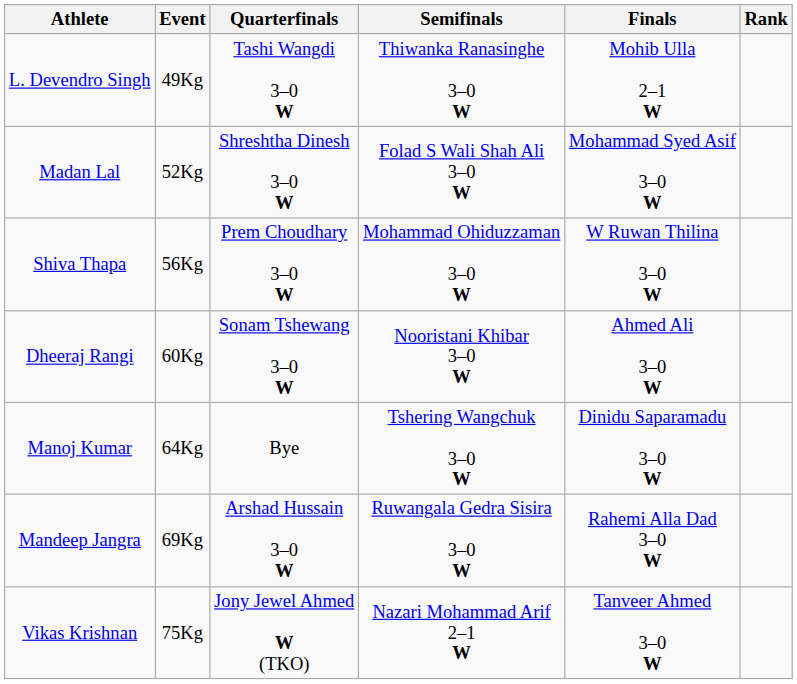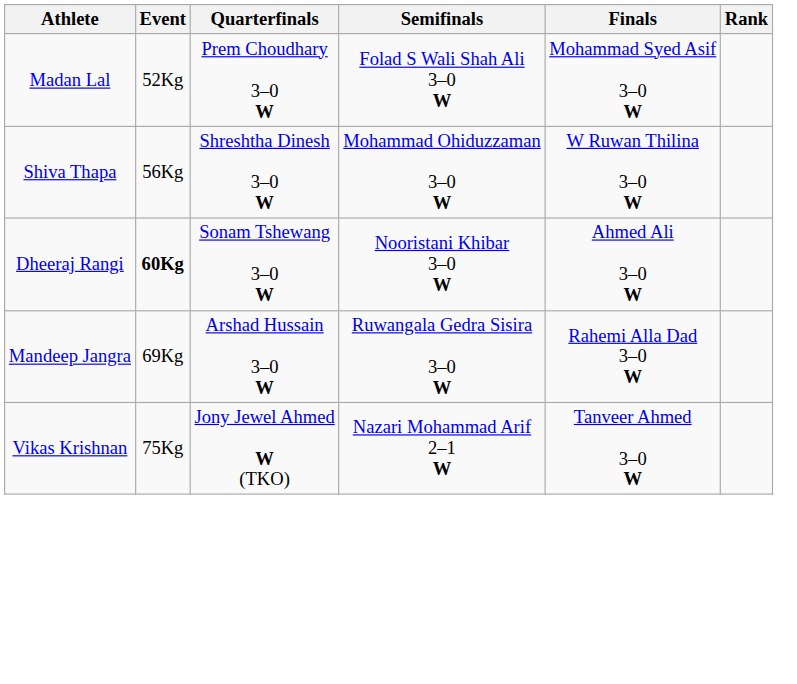- row: (80, 79)
(284, 172) Shreshtha Dinesh 3–0 W -> (265, 79) Prem Choudhary 3–0 W
(284, 264) Prem Choudhary 3–0 W -> (265, 172) Shreshtha Dinesh 3–0 W
(182, 356) normal -> (163, 264) bold
- row: (80, 448)
